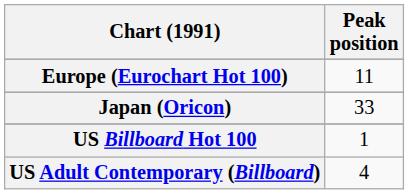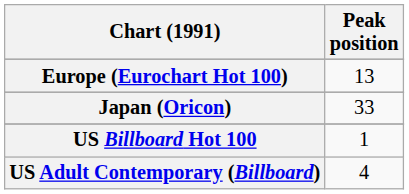(364, 75) 11 -> (364, 75) 13
